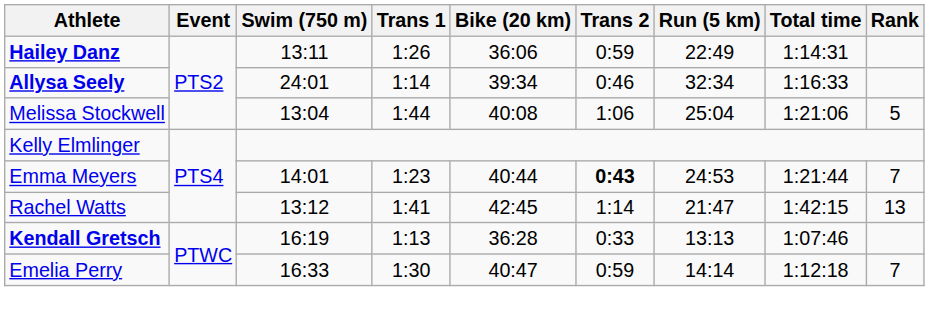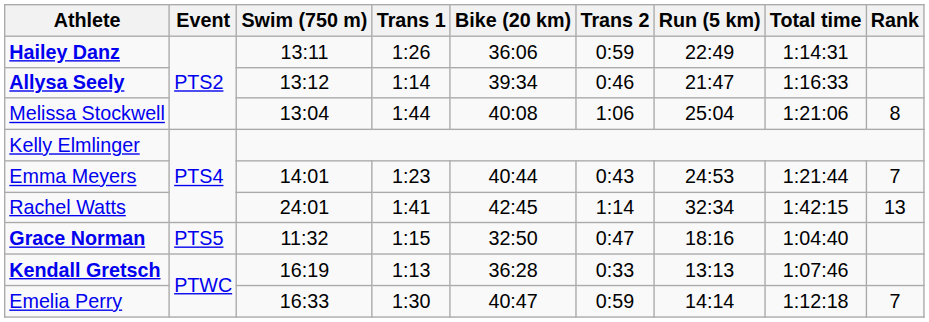(304, 83) 24:01 -> (304, 83) 13:12
(710, 83) 32:34 -> (710, 83) 21:47
(895, 114) 5 -> (895, 114) 8
(615, 176) bold -> (615, 176) normal
(304, 208) 13:12 -> (304, 208) 24:01
(710, 208) 21:47 -> (710, 208) 32:34
+ row: (77, 239)
